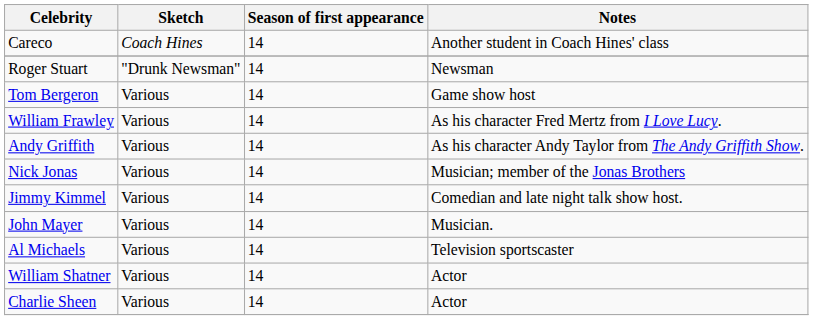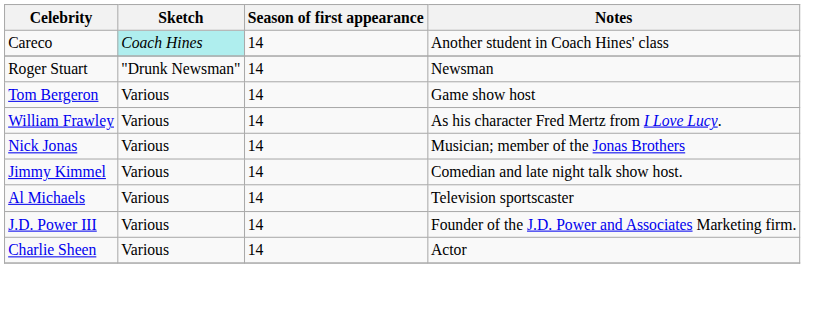(162, 43) no background -> (162, 43) paleturquoise background
- row: (51, 146)
- row: (45, 224)
+ row: (52, 224)
- row: (59, 275)
